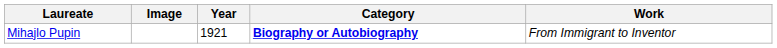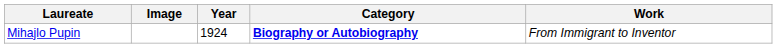(214, 33) 1921 -> (214, 33) 1924
